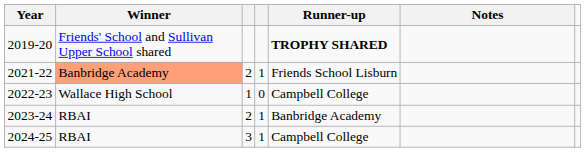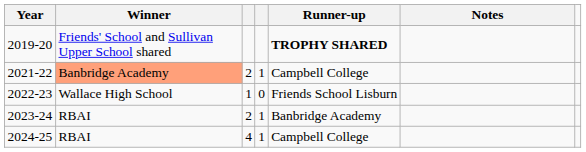(334, 72) Friends School Lisburn -> (320, 72) Campbell College
(320, 94) Campbell College -> (334, 94) Friends School Lisburn
(249, 136) 3 -> (249, 136) 4
